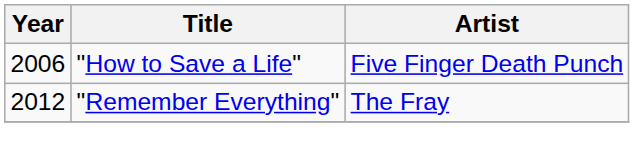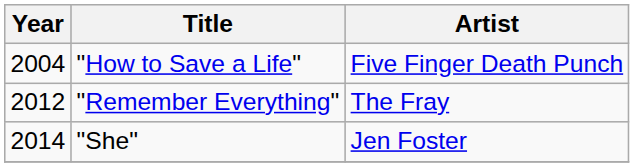(38, 63) 2006 -> (38, 63) 2004
+ row: (107, 141)
